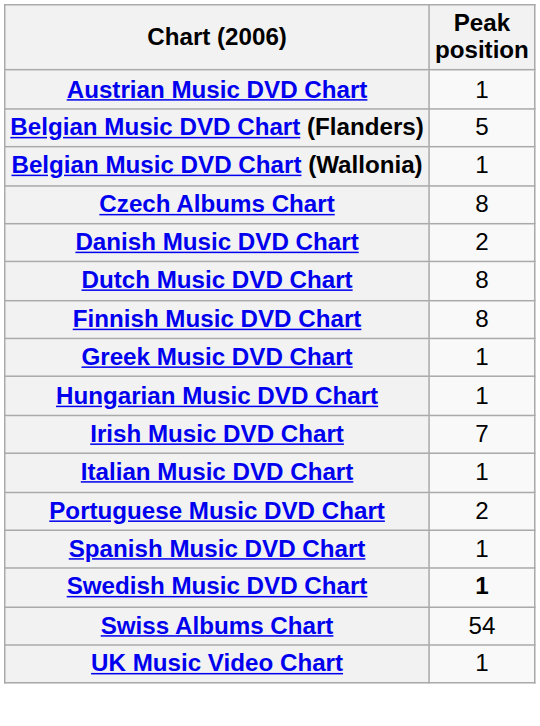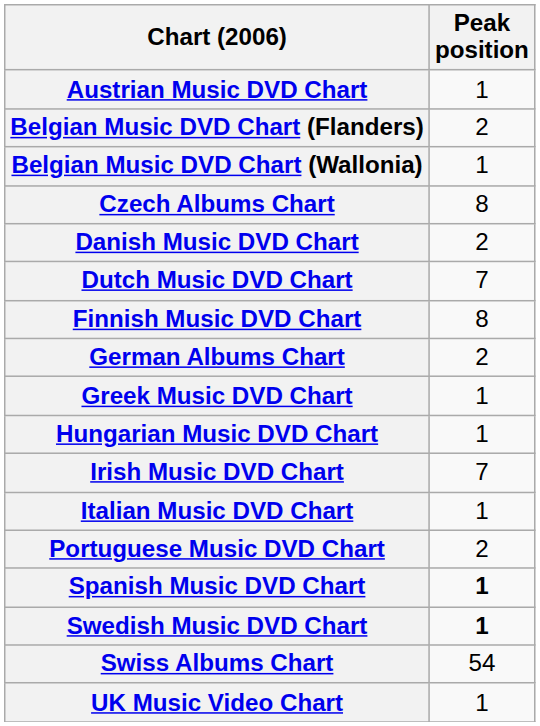(482, 127) 5 -> (482, 127) 2
(482, 280) 8 -> (482, 280) 7
+ row: (217, 357)
(482, 548) normal -> (482, 587) bold
